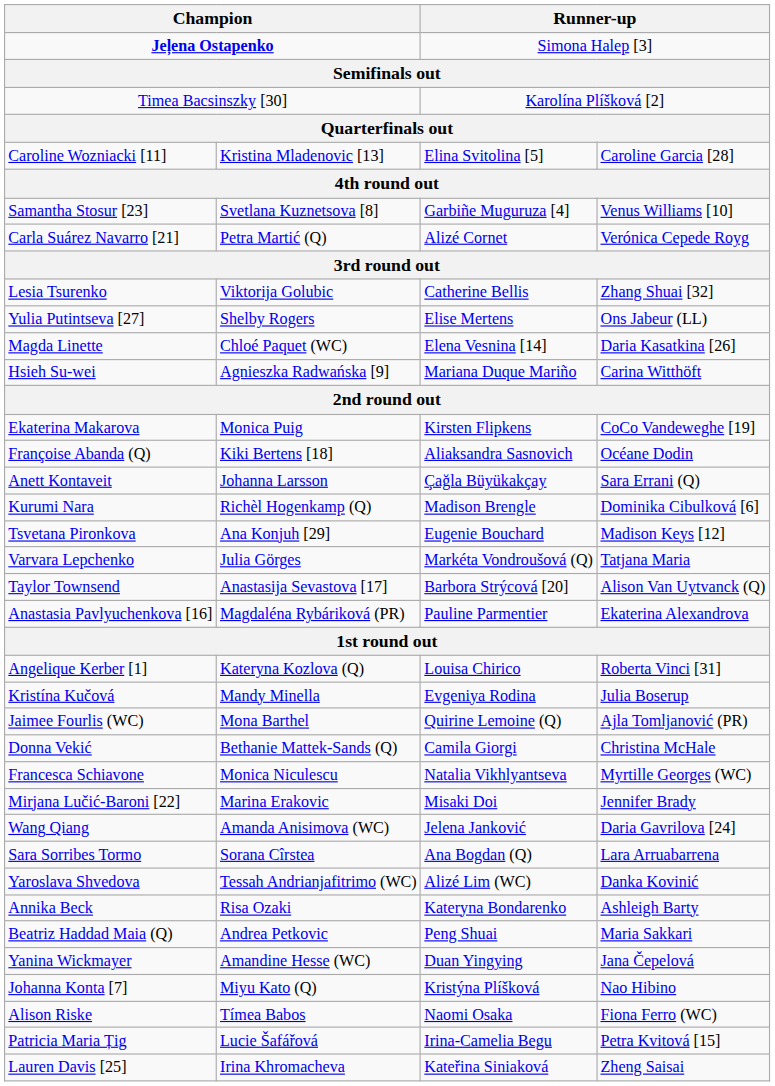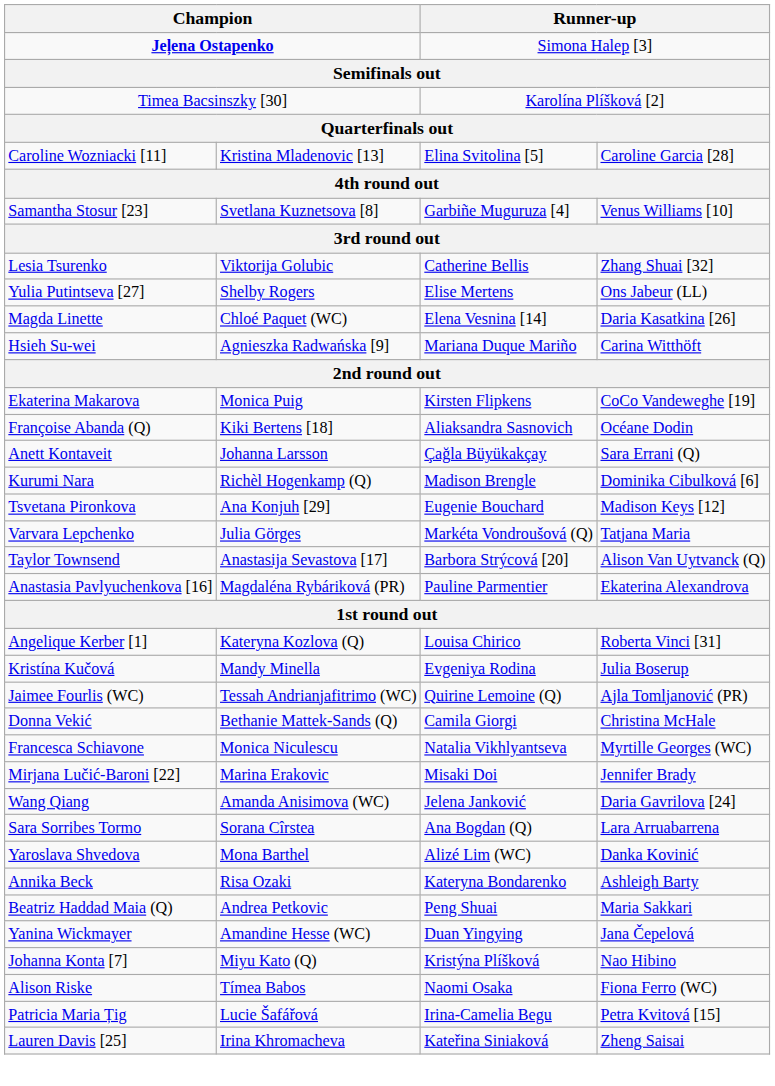- row: (94, 237)
(265, 722) Mona Barthel -> (318, 695) Tessah Andrianjafitrimo (WC)
(318, 881) Tessah Andrianjafitrimo (WC) -> (265, 855) Mona Barthel
